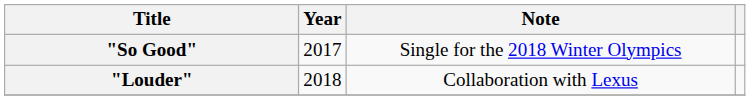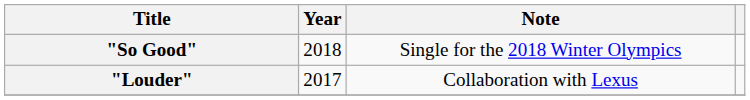(322, 49) 2017 -> (322, 49) 2018
(322, 79) 2018 -> (322, 79) 2017
